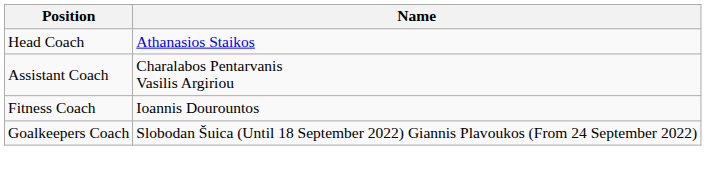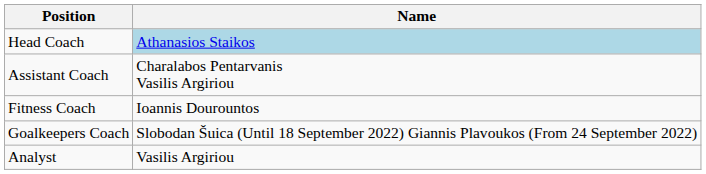(196, 41) no background -> (196, 41) lightblue background
+ row: (32, 157)
